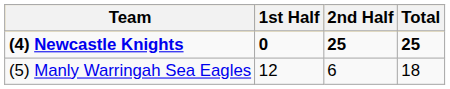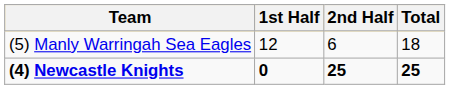rows swapped: (96, 44) <-> (130, 71)
